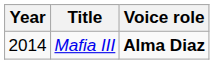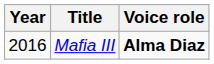(28, 45) 2014 -> (28, 45) 2016
